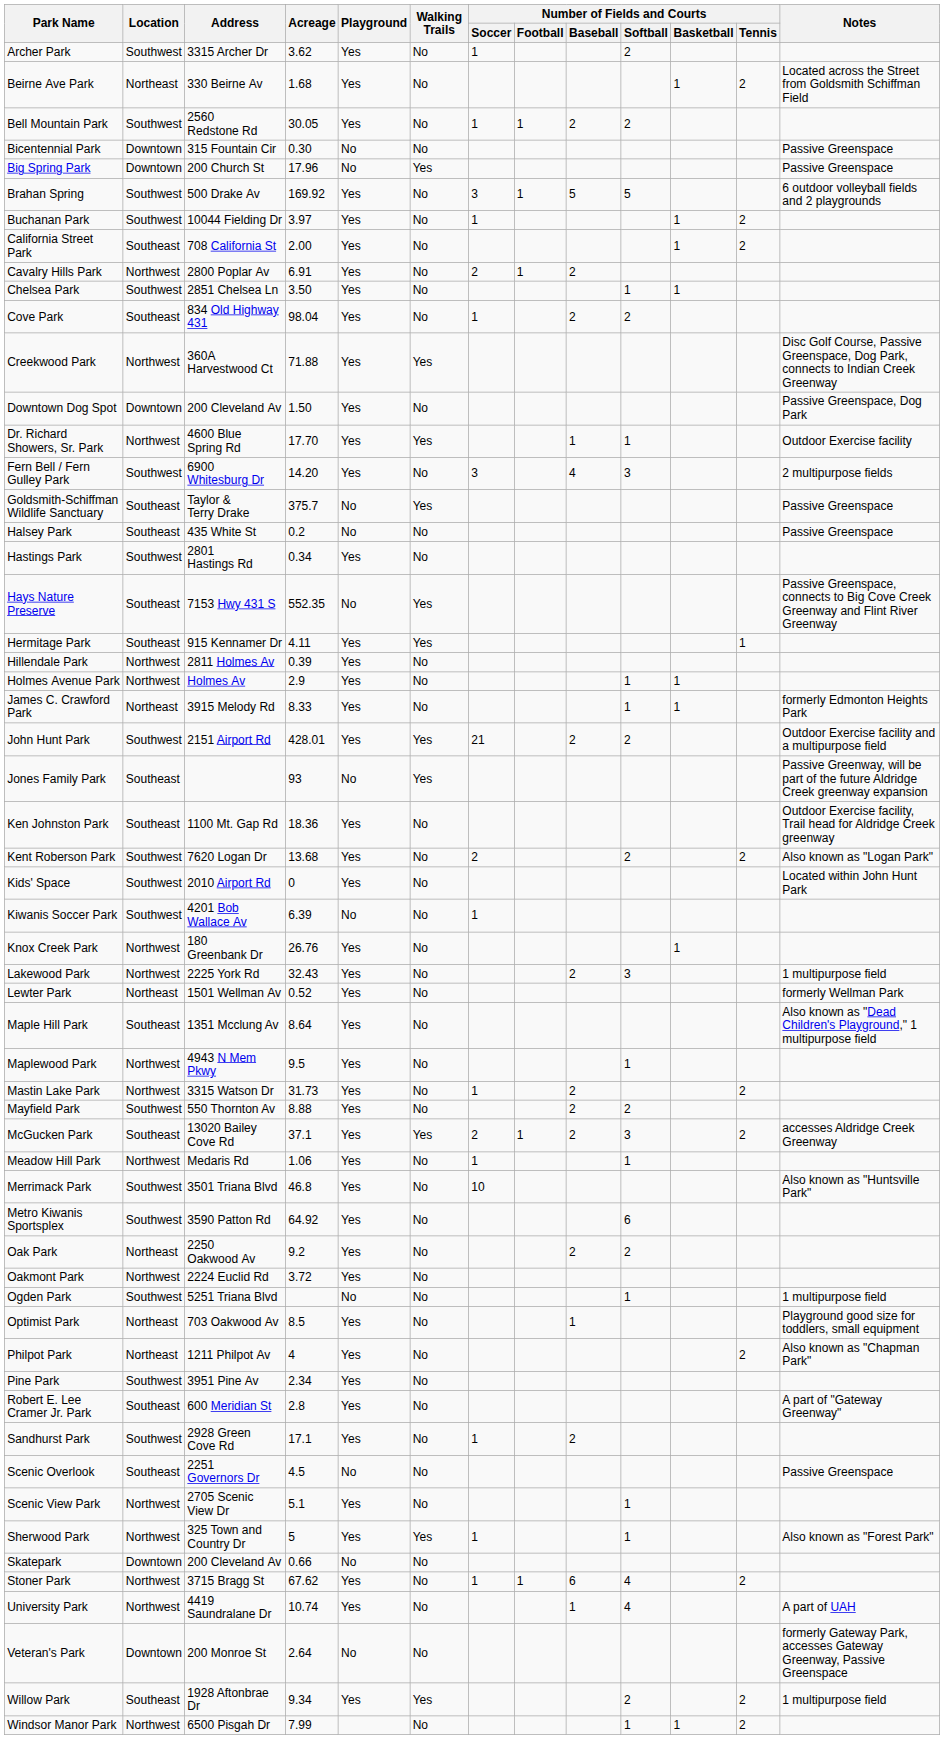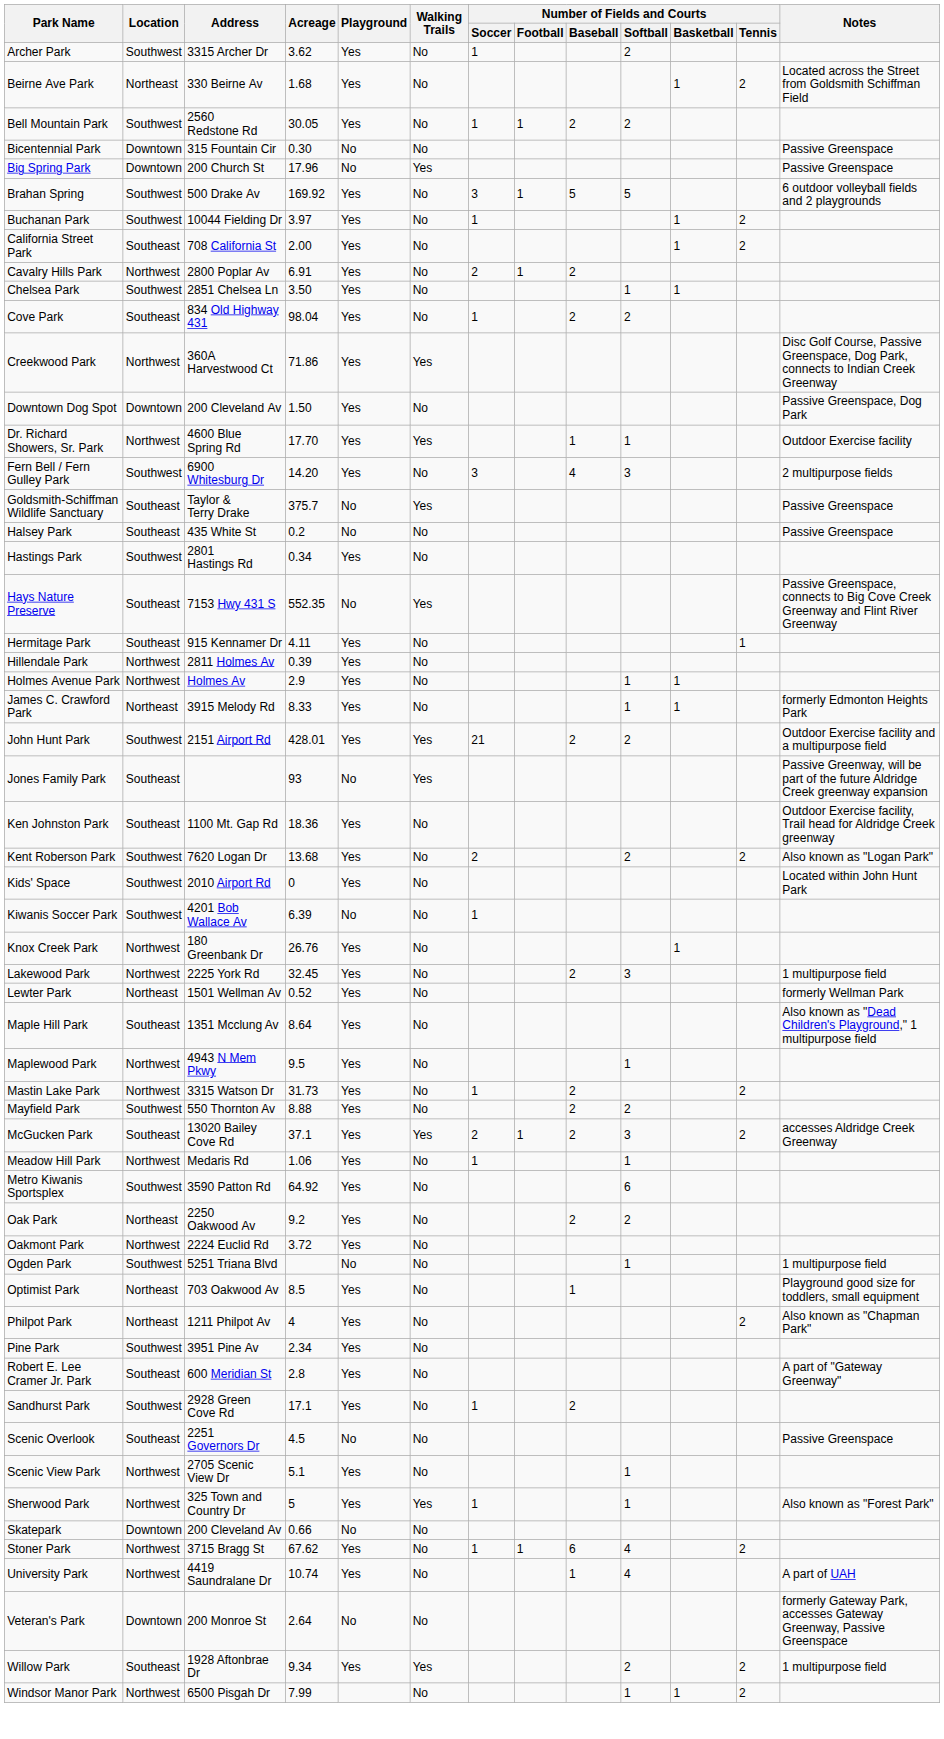(303, 362) 71.88 -> (303, 362) 71.86
(422, 643) Yes -> (420, 643) No
(303, 974) 32.43 -> (303, 974) 32.45
- row: (49, 1187)
